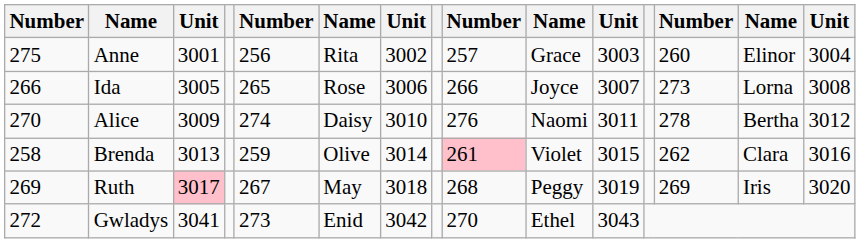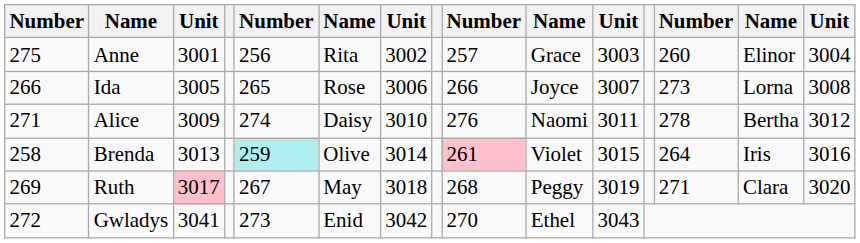(25, 120) 270 -> (25, 120) 271
(255, 154) no background -> (255, 154) paleturquoise background
(674, 154) 262 -> (674, 154) 264
(766, 154) Clara -> (757, 154) Iris
(674, 187) 269 -> (674, 187) 271
(757, 187) Iris -> (766, 187) Clara
